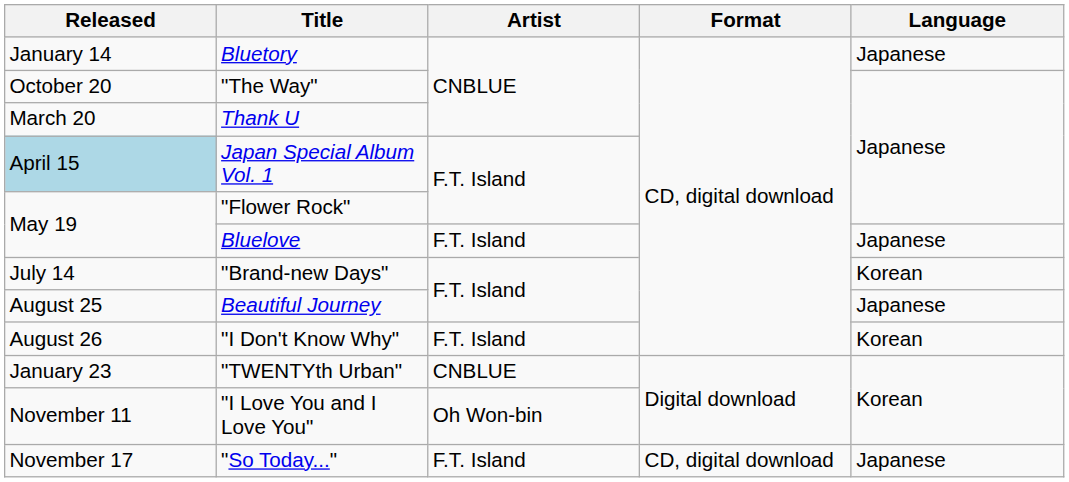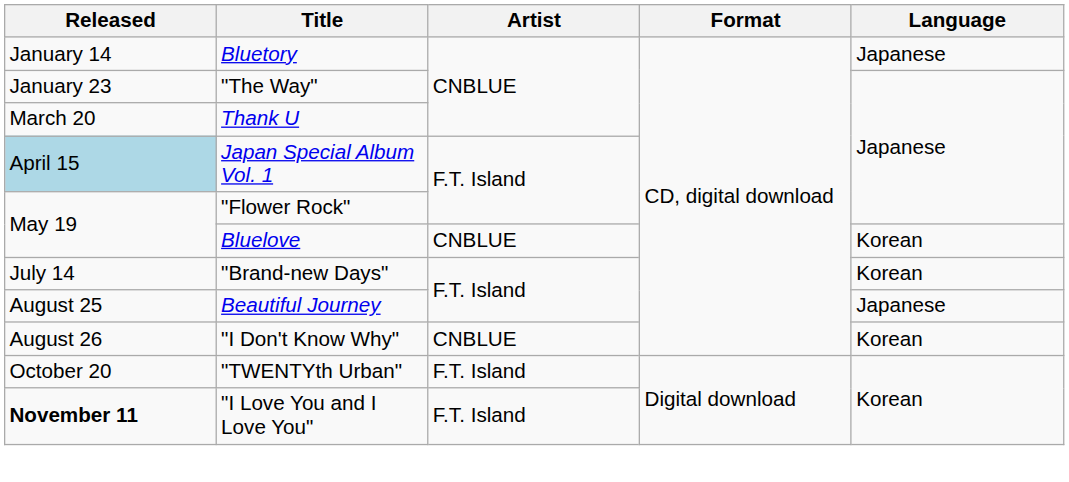(60, 86) October 20 -> (60, 86) January 23
(479, 240) F.T. Island -> (475, 240) CNBLUE
(901, 240) Japanese -> (889, 240) Korean
(479, 338) F.T. Island -> (475, 338) CNBLUE
(60, 371) January 23 -> (60, 371) October 20
(475, 371) CNBLUE -> (479, 371) F.T. Island
(71, 415) normal -> (74, 415) bold
(488, 415) Oh Won-bin -> (479, 415) F.T. Island
- row: (279, 460)
